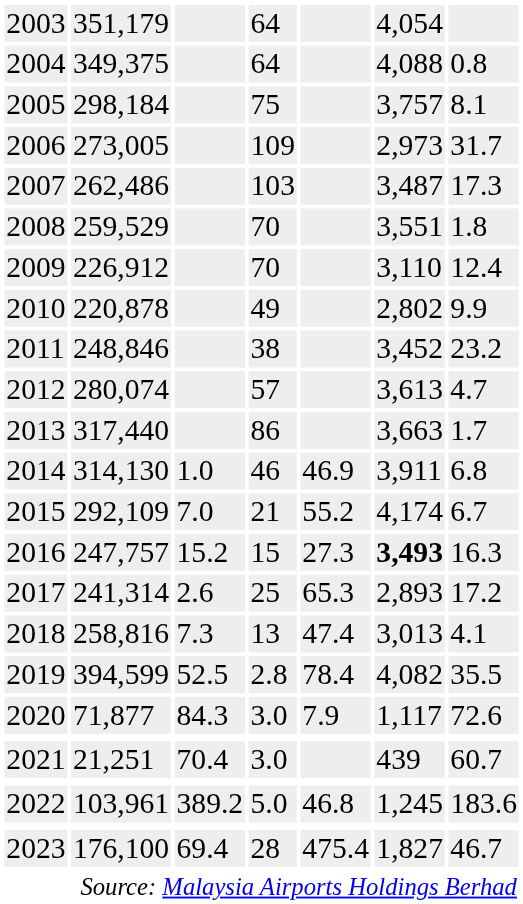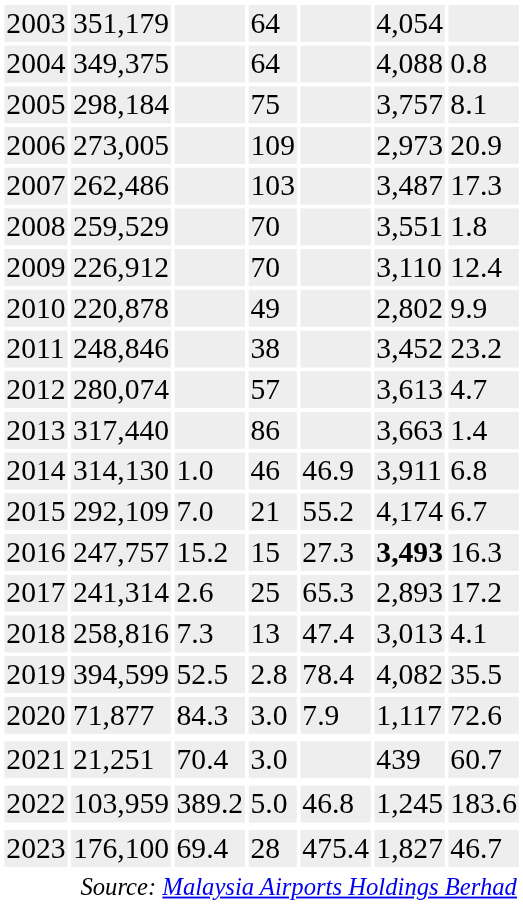(476, 145) 31.7 -> (476, 145) 20.9
(469, 429) 1.7 -> (469, 429) 1.4
(121, 803) 103,961 -> (121, 803) 103,959
